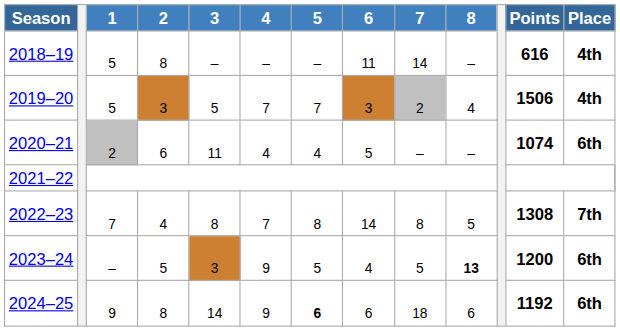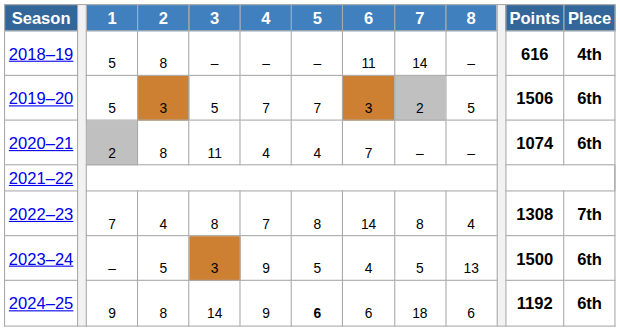(471, 109) 4 -> (471, 109) 5
(590, 98) 4th -> (590, 98) 6th
(163, 154) 6 -> (163, 154) 8
(369, 154) 5 -> (369, 154) 7
(471, 225) 5 -> (471, 225) 4
(471, 268) bold -> (471, 270) normal
(535, 259) 1200 -> (535, 259) 1500
